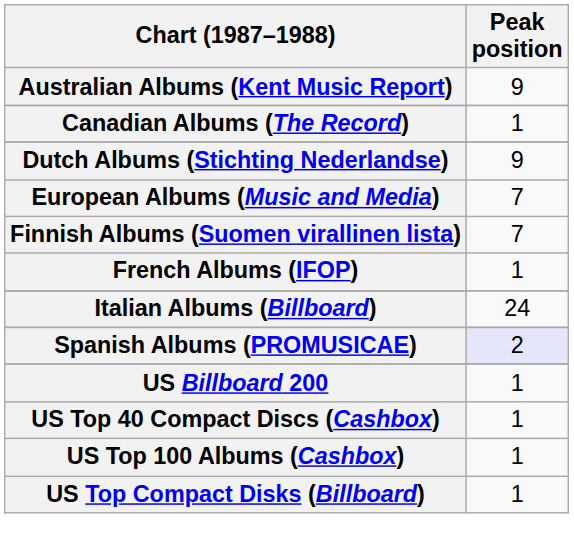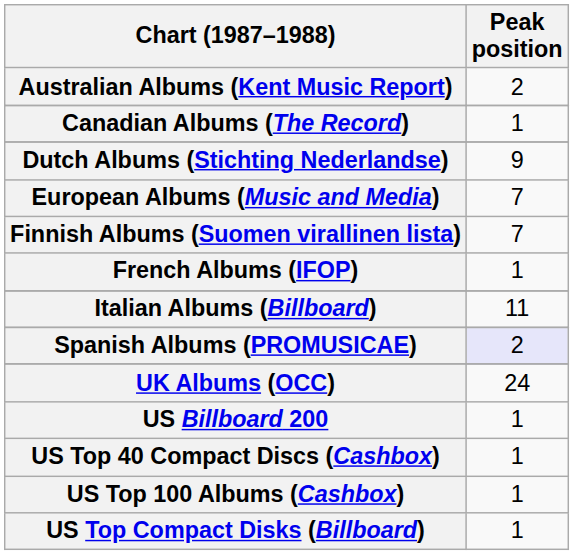(517, 86) 9 -> (517, 86) 2
(517, 308) 24 -> (517, 308) 11
+ row: (236, 382)
